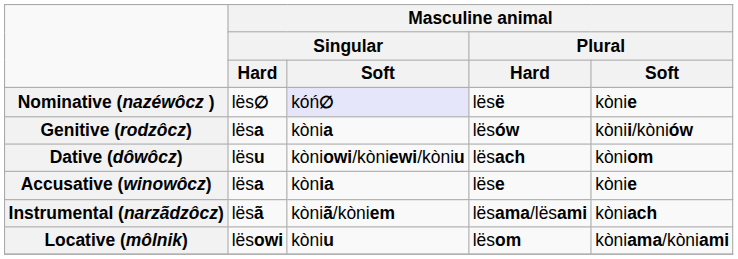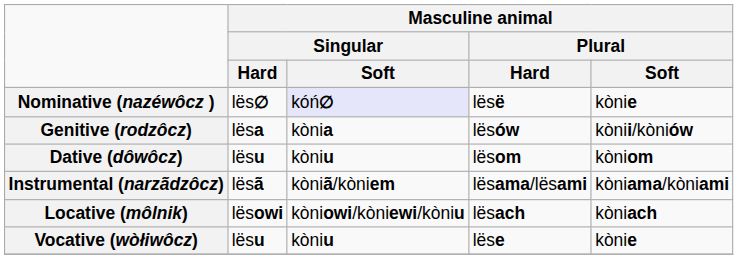(378, 157) kòniowi/kòniewi/kòniu -> (312, 157) kòniu
(499, 157) lësach -> (497, 157) lësom
- row: (116, 185)
(626, 213) kòniach -> (662, 185) kòniama/kòniami
(312, 240) kòniu -> (378, 213) kòniowi/kòniewi/kòniu
(497, 240) lësom -> (499, 213) lësach
(662, 240) kòniama/kòniami -> (626, 213) kòniach
+ row: (116, 240)
